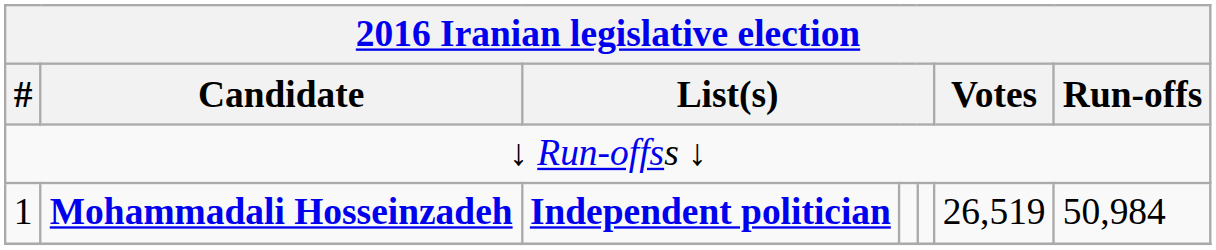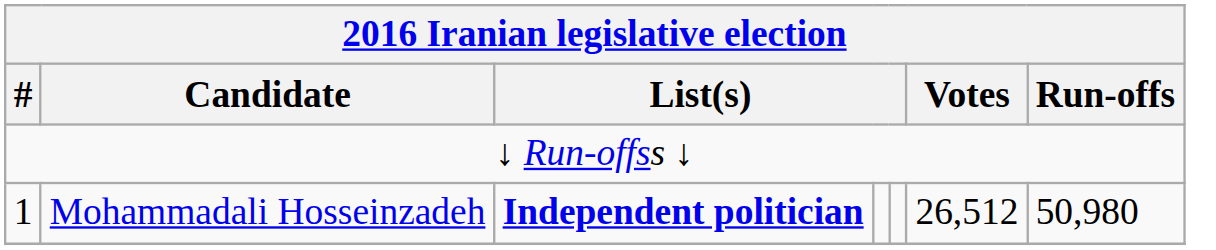(281, 212) bold -> (268, 212) normal
(994, 212) 26,519 -> (967, 212) 26,512
(1114, 212) 50,984 -> (1087, 212) 50,980
